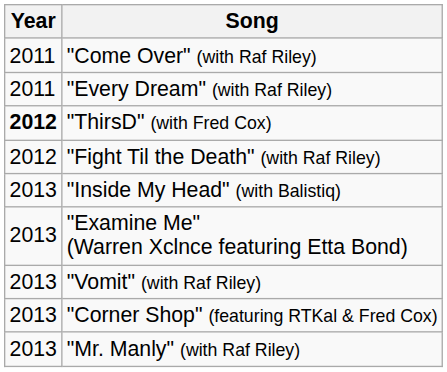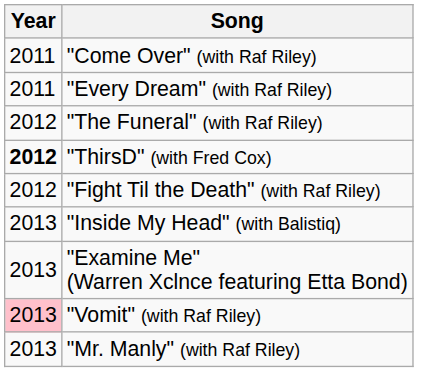+ row: (195, 122)
(33, 281) no background -> (33, 315) pink background
- row: (252, 315)
